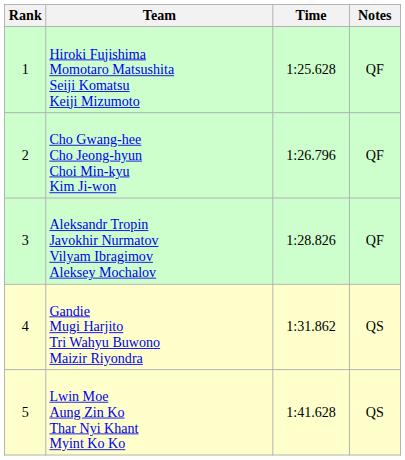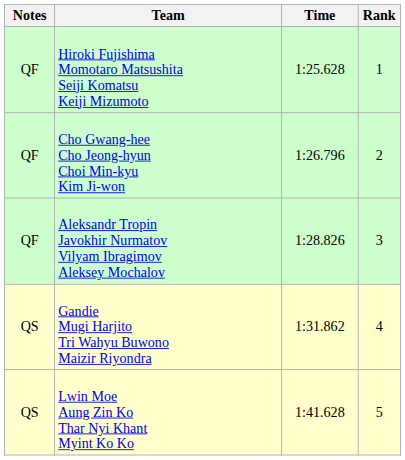columns swapped: (25, 15) <-> (375, 15)
